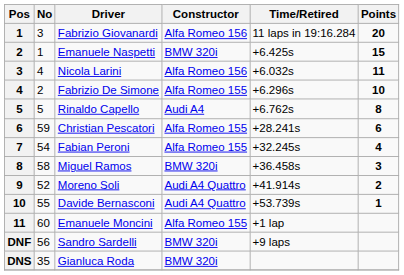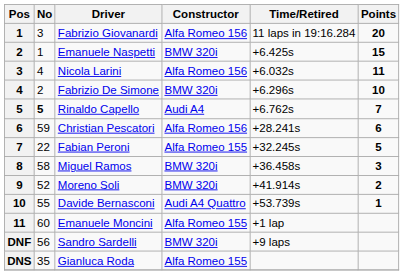(206, 90) Alfa Romeo 155 -> (191, 90) BMW 320i
(40, 109) normal -> (40, 109) bold
(379, 109) 8 -> (379, 109) 7
(206, 128) Alfa Romeo 155 -> (206, 128) Alfa Romeo 156
(43, 147) 54 -> (43, 147) 22
(379, 147) 4 -> (379, 147) 5
(205, 185) Audi A4 Quattro -> (191, 185) BMW 320i
(191, 261) BMW 320i -> (206, 261) Alfa Romeo 155
